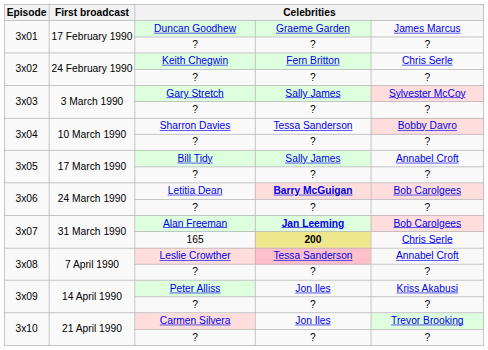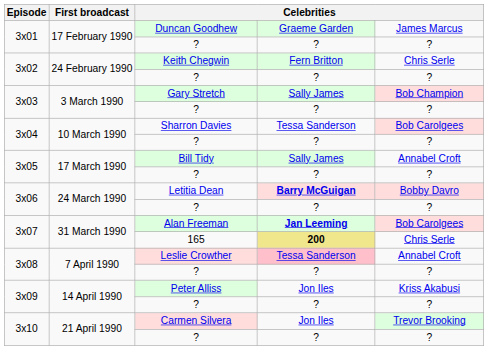(427, 93) Sylvester McCoy -> (429, 93) Bob Champion
(427, 126) Bobby Davro -> (429, 126) Bob Carolgees
(427, 191) Bob Carolgees -> (429, 191) Bobby Davro
